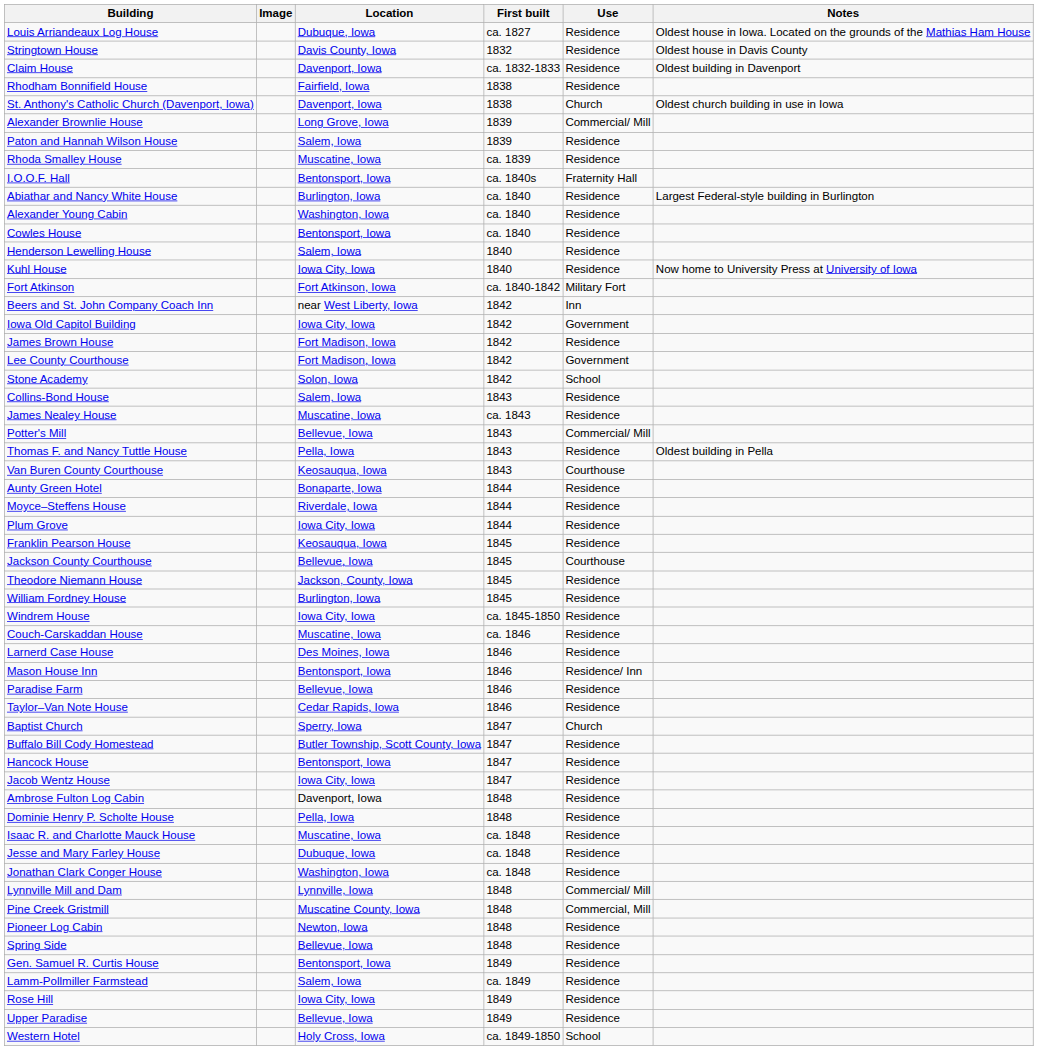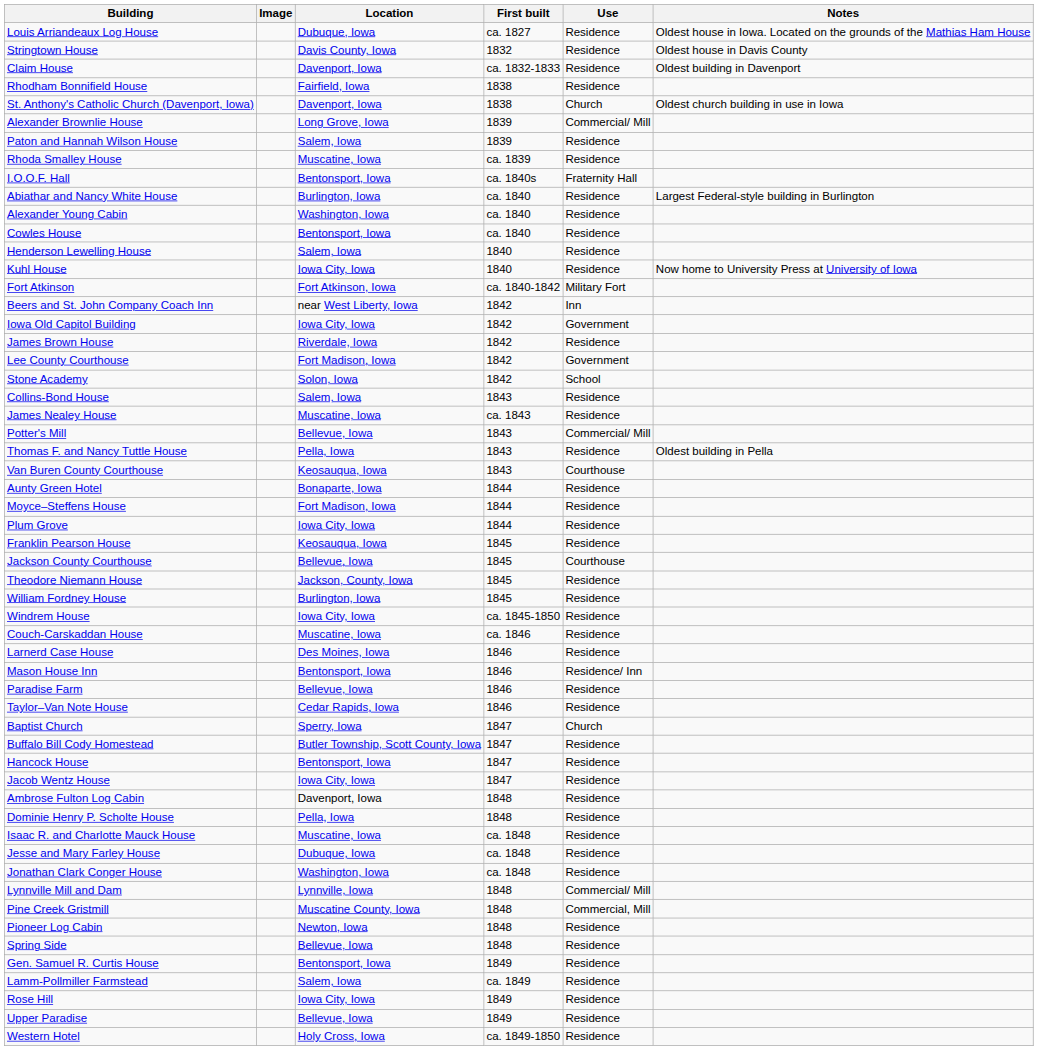(347, 342) Fort Madison, Iowa -> (337, 342) Riverdale, Iowa
(337, 506) Riverdale, Iowa -> (347, 506) Fort Madison, Iowa
(583, 1036) School -> (593, 1036) Residence
